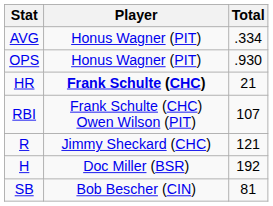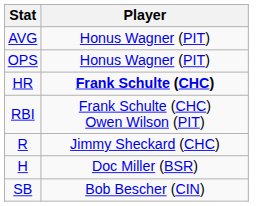- column: (248, 15)
